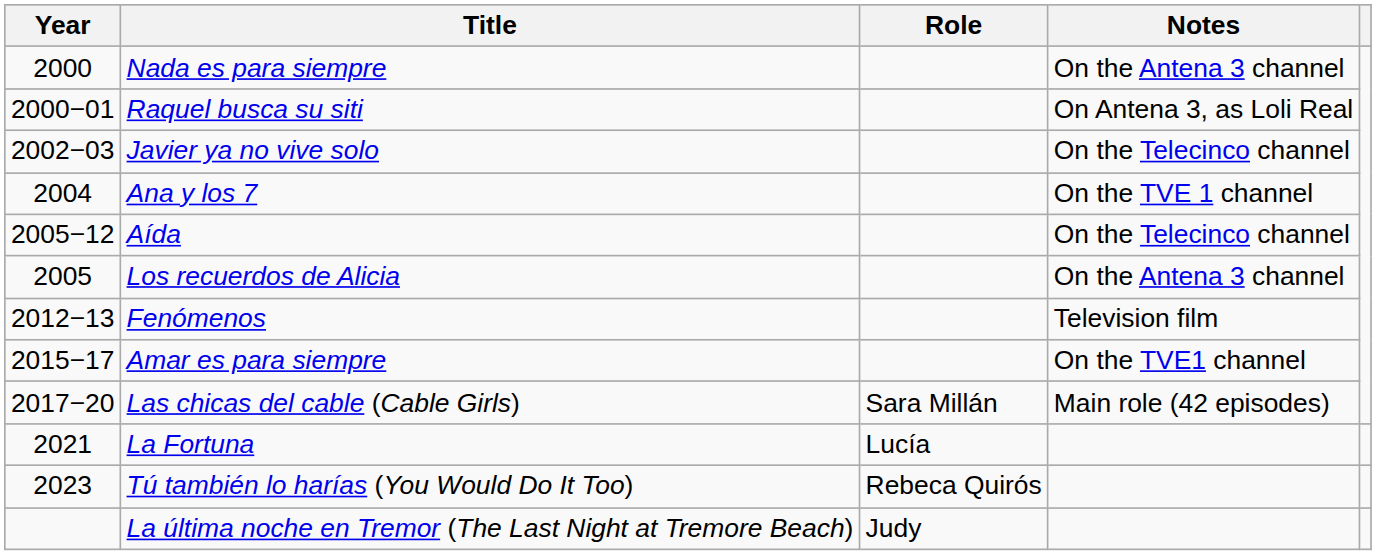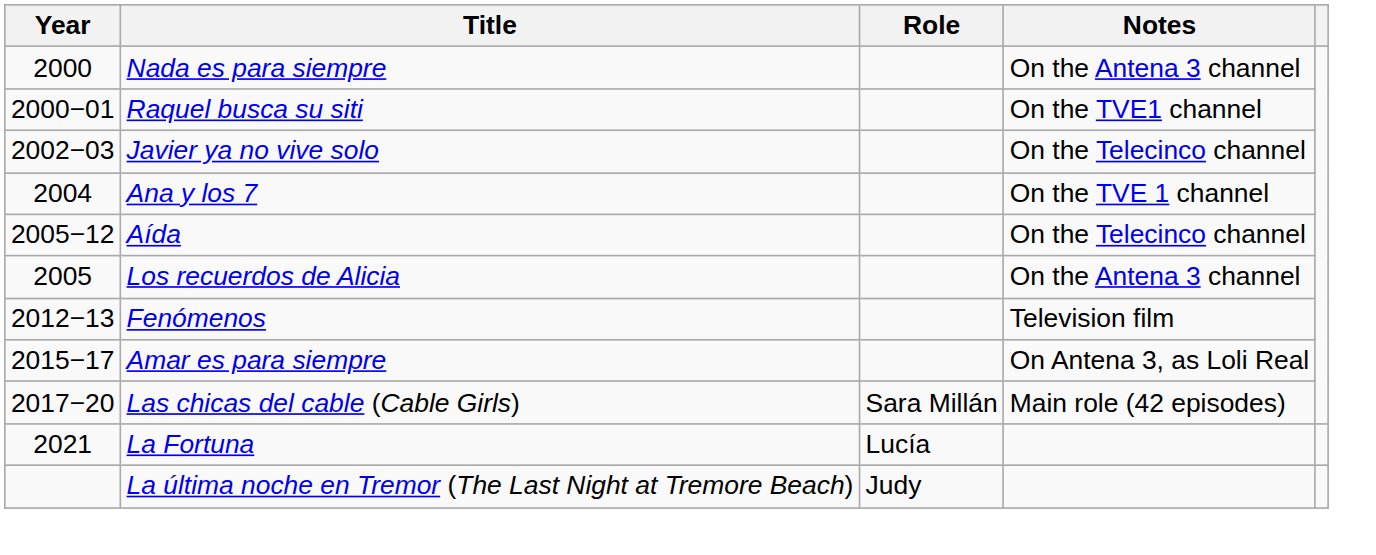(1204, 109) On Antena 3, as Loli Real -> (1136, 109) On the TVE1 channel
(1180, 360) On the TVE1 channel -> (1160, 360) On Antena 3, as Loli Real
- row: (380, 485)
